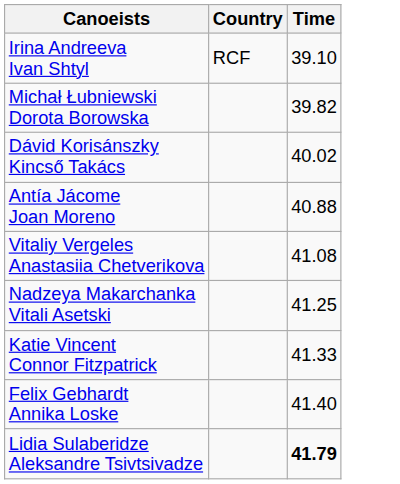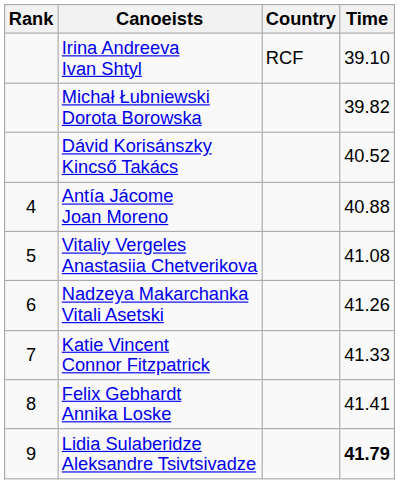+ column: (31, 18)
(314, 157) 40.02 -> (367, 157) 40.52
(314, 305) 41.25 -> (367, 305) 41.26
(314, 404) 41.40 -> (367, 404) 41.41
